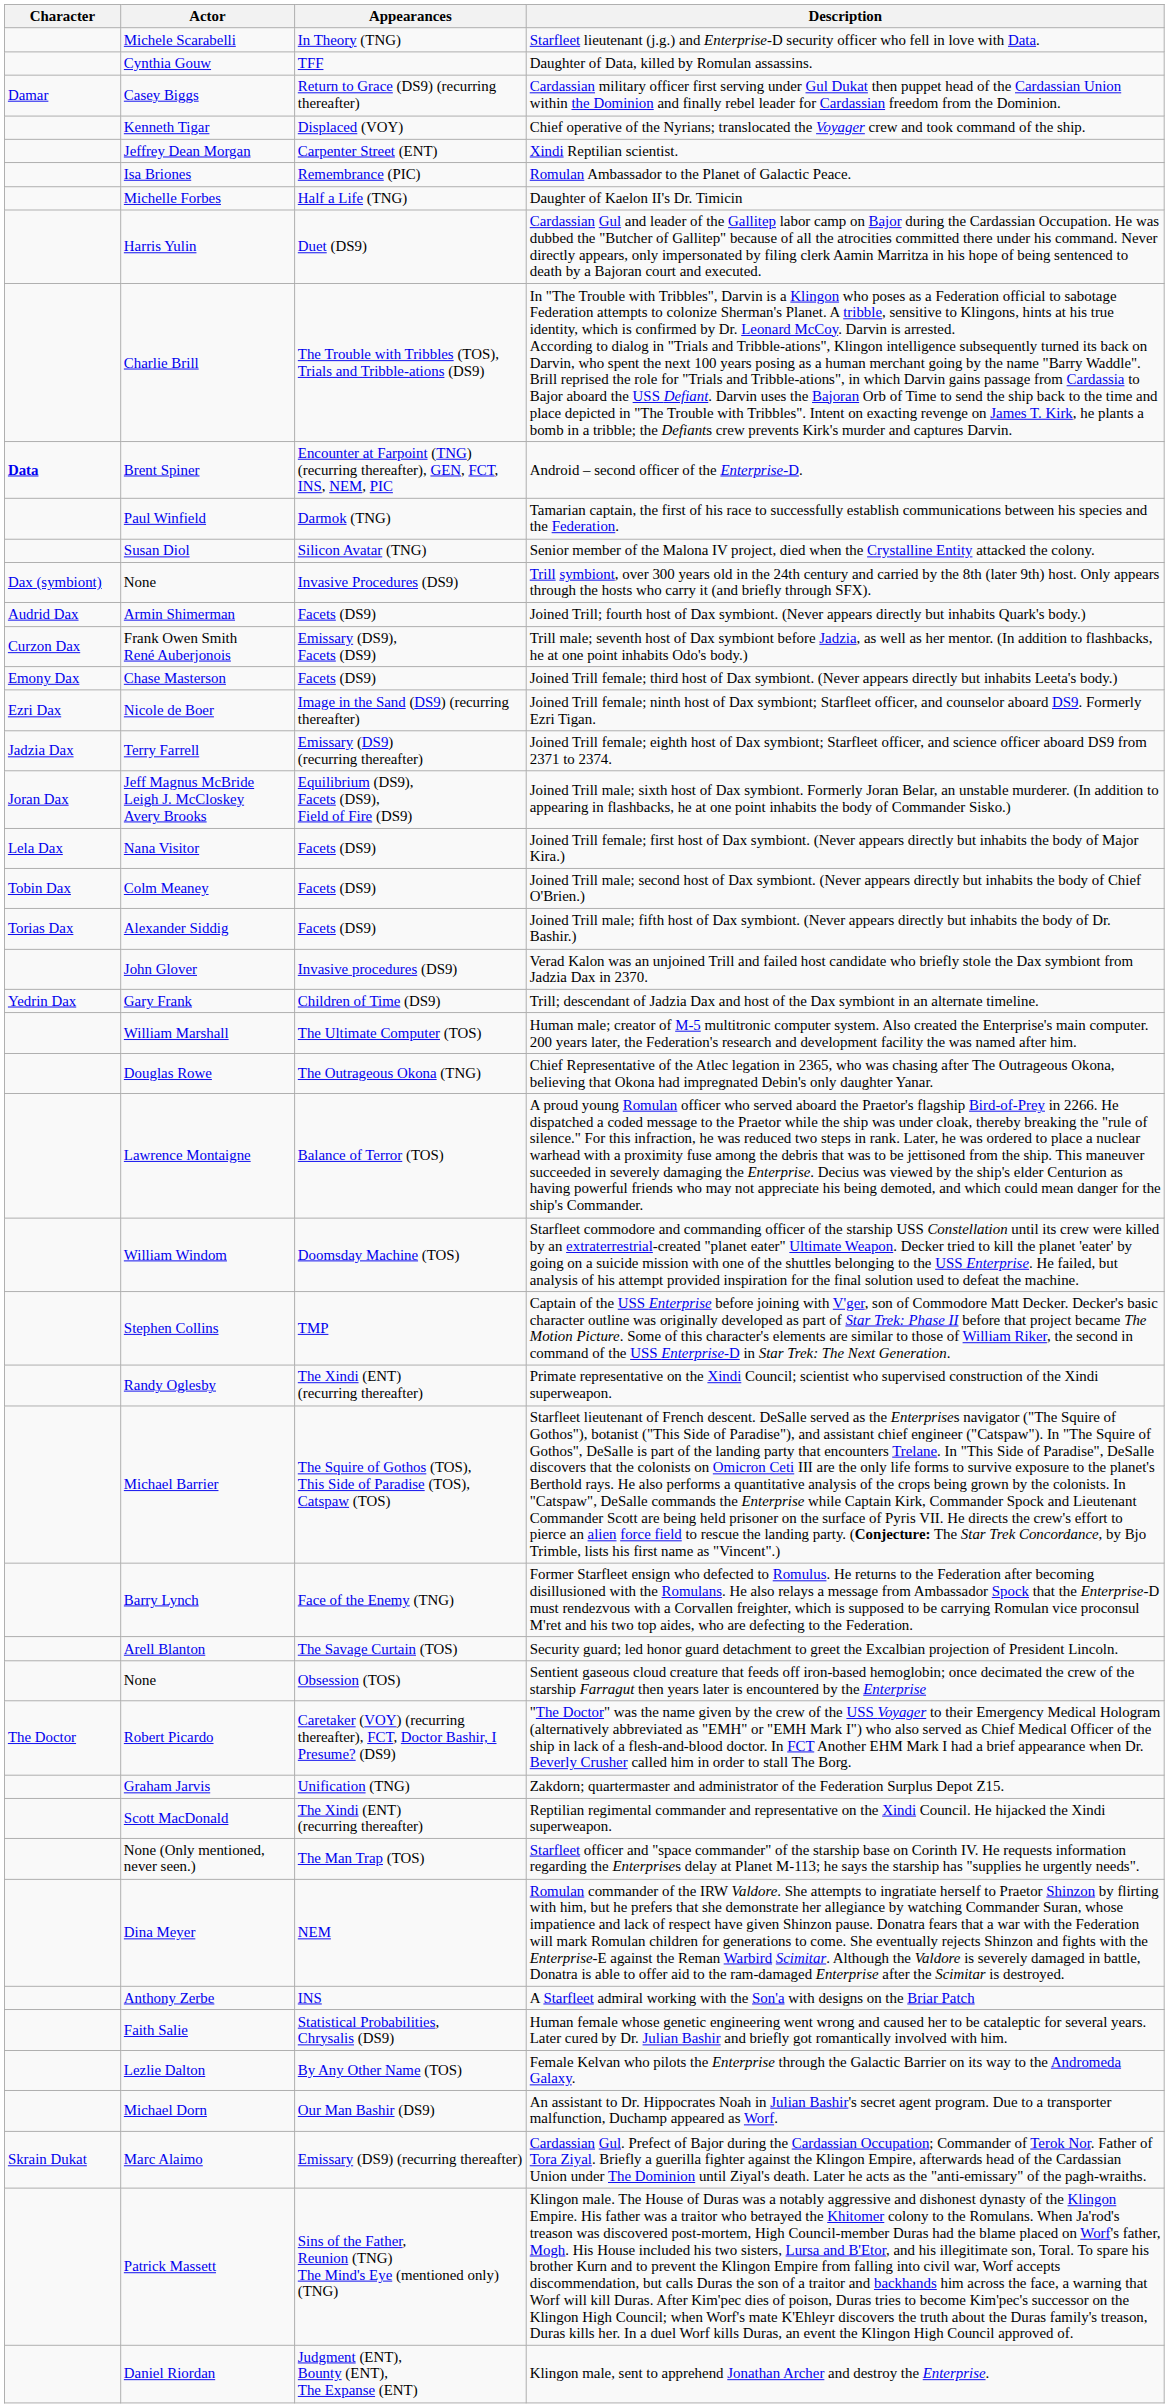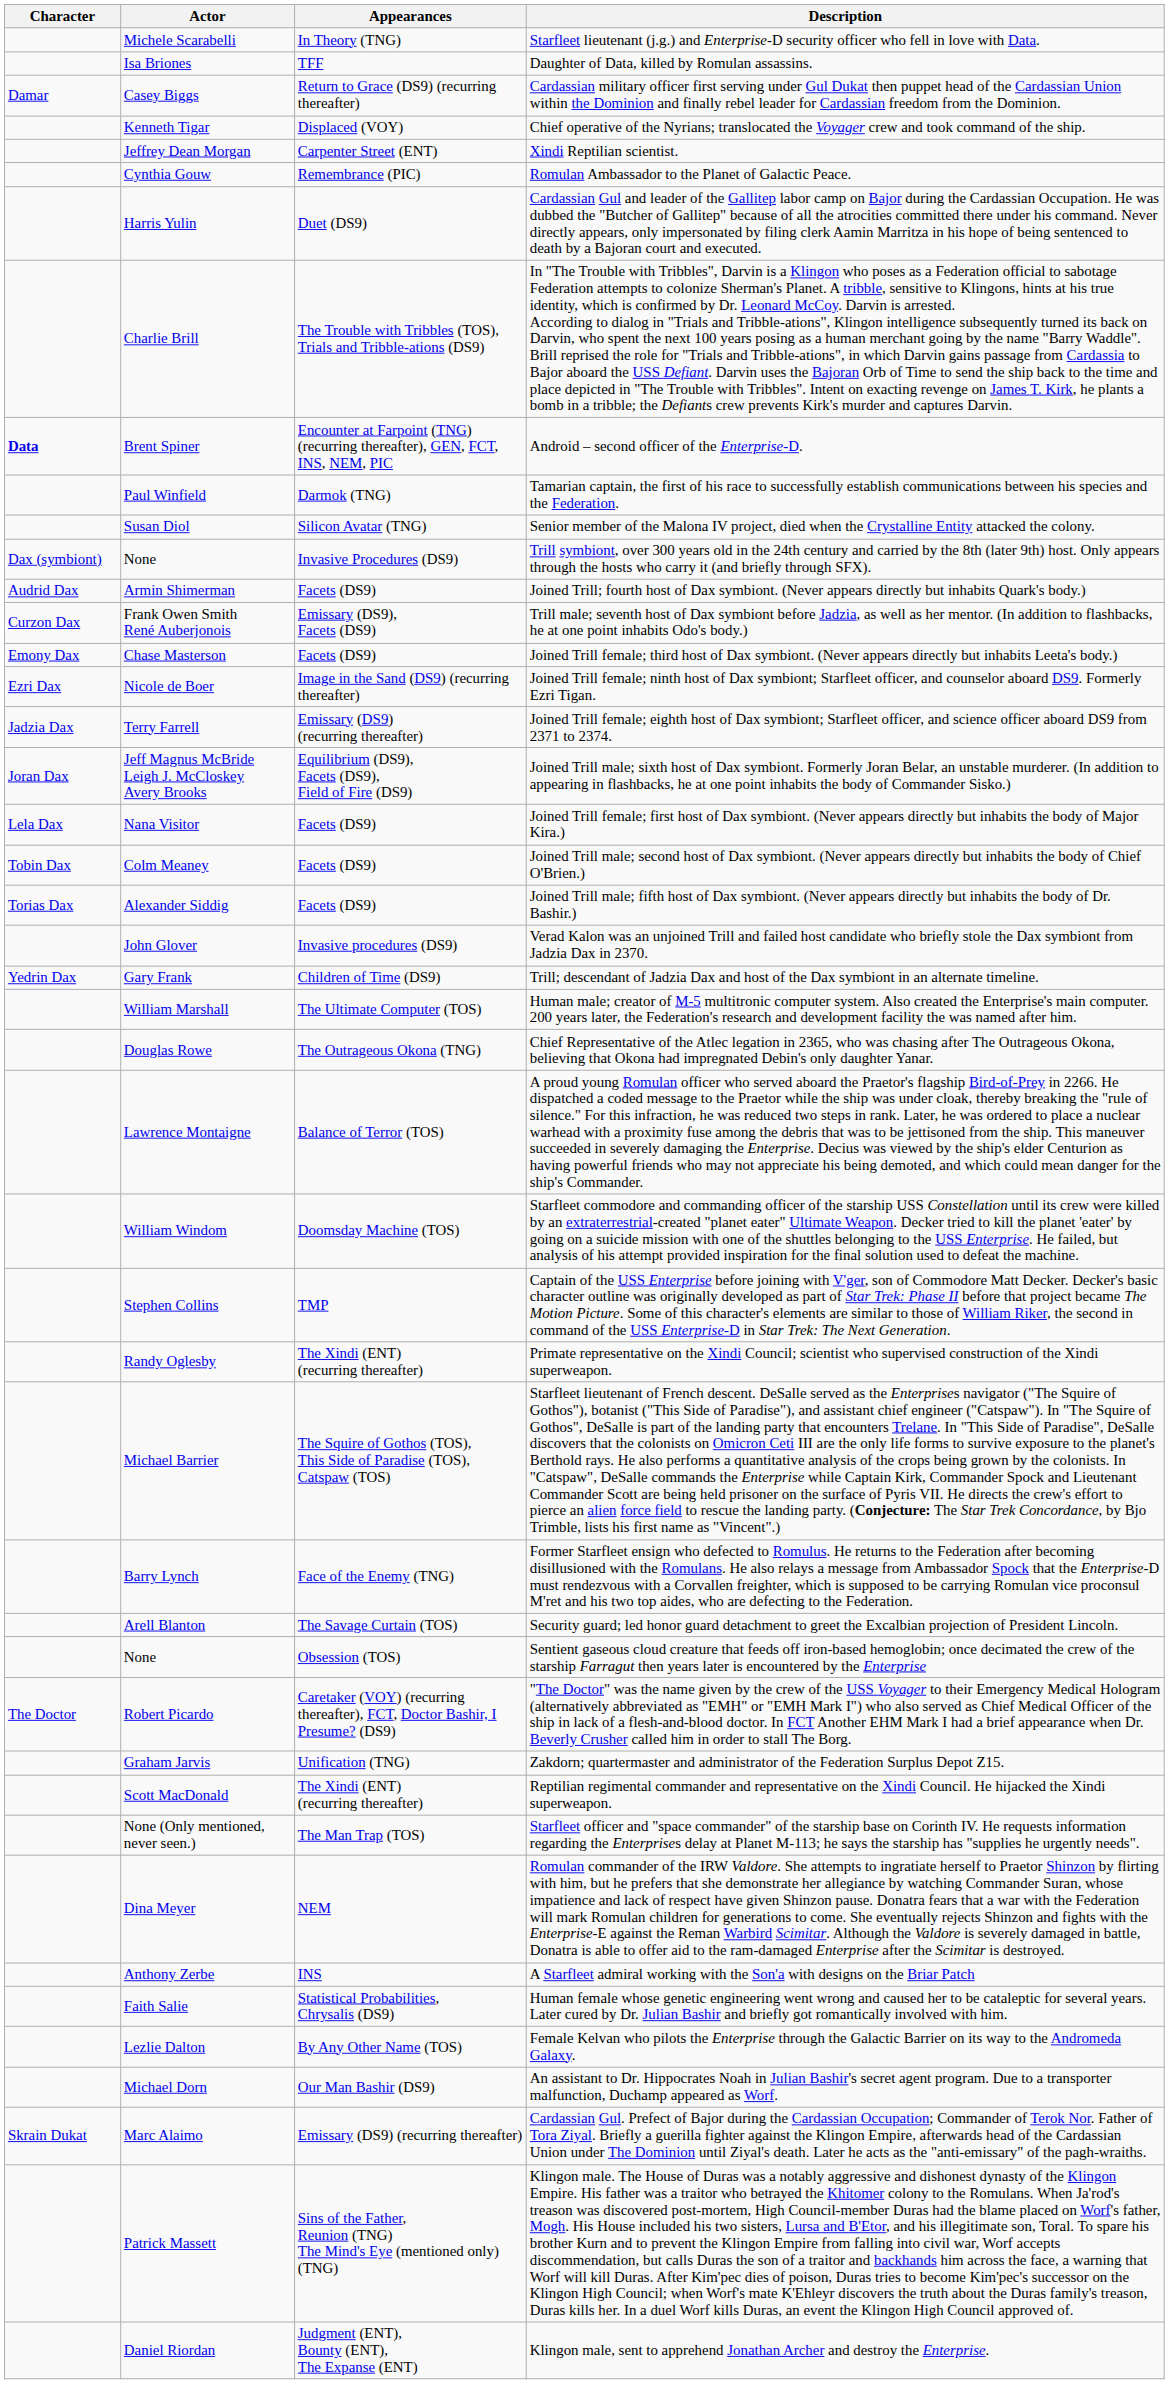(167, 63) Cynthia Gouw -> (158, 63) Isa Briones
(158, 174) Isa Briones -> (167, 174) Cynthia Gouw
- row: (636, 198)
